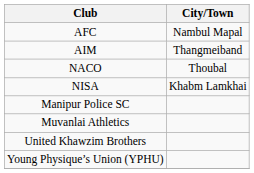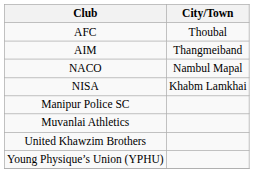(208, 31) Nambul Mapal -> (208, 31) Thoubal
(208, 68) Thoubal -> (208, 68) Nambul Mapal
